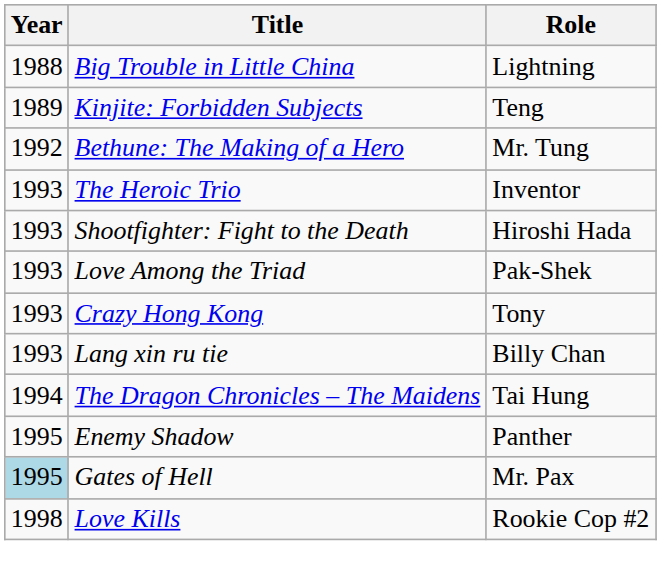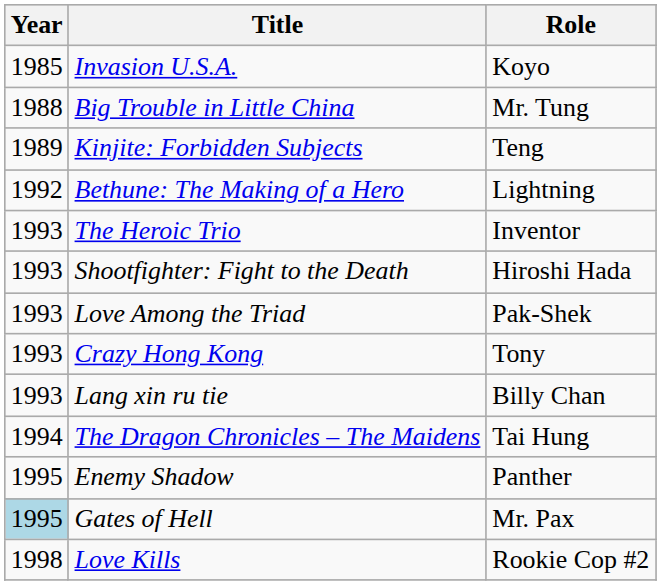+ row: (156, 66)
(543, 66) Lightning -> (541, 107) Mr. Tung
(541, 148) Mr. Tung -> (543, 189) Lightning
